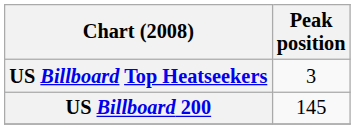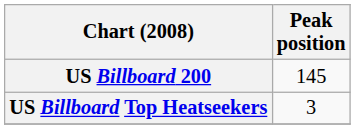rows swapped: (138, 107) <-> (138, 75)
